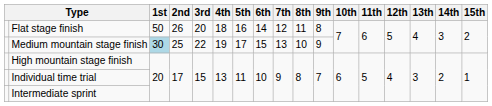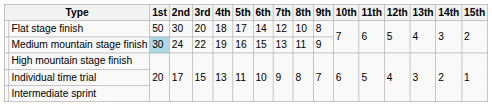(177, 28) 26 -> (177, 28) 30
(241, 28) 16 -> (241, 28) 17
(301, 28) 11 -> (301, 28) 10
(177, 45) 25 -> (177, 45) 24
(241, 45) 17 -> (241, 45) 16
(301, 45) 10 -> (301, 45) 11
